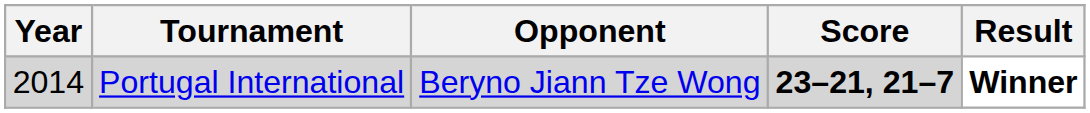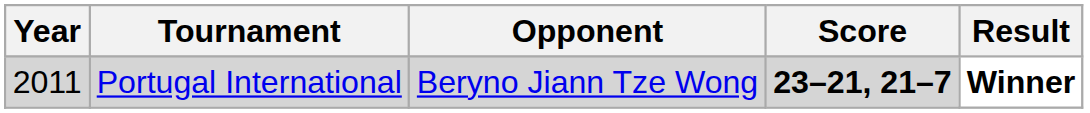(48, 82) 2014 -> (47, 82) 2011
